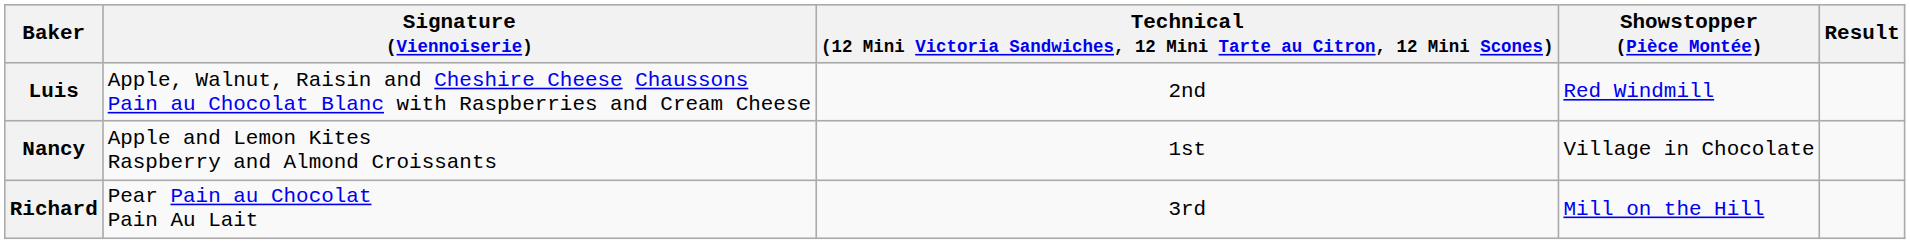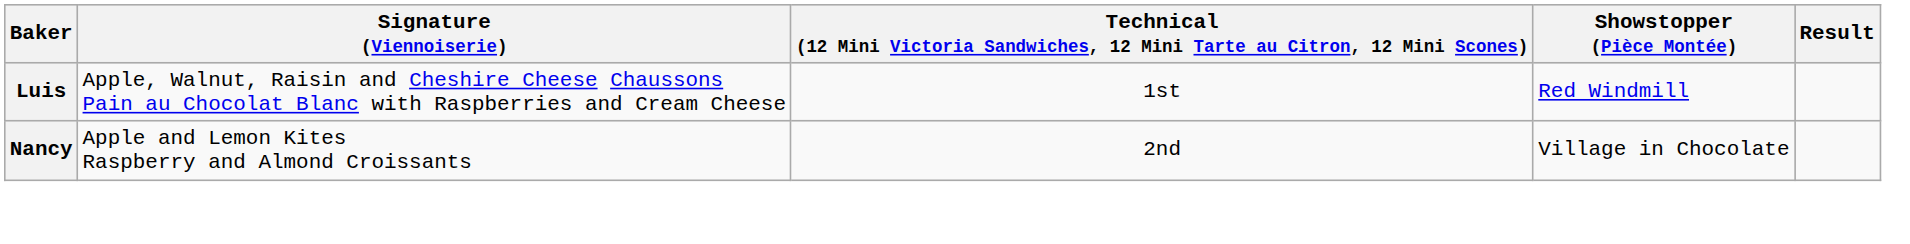(1187, 92) 2nd -> (1162, 92) 1st
(1187, 150) 1st -> (1162, 150) 2nd
- row: (54, 209)
